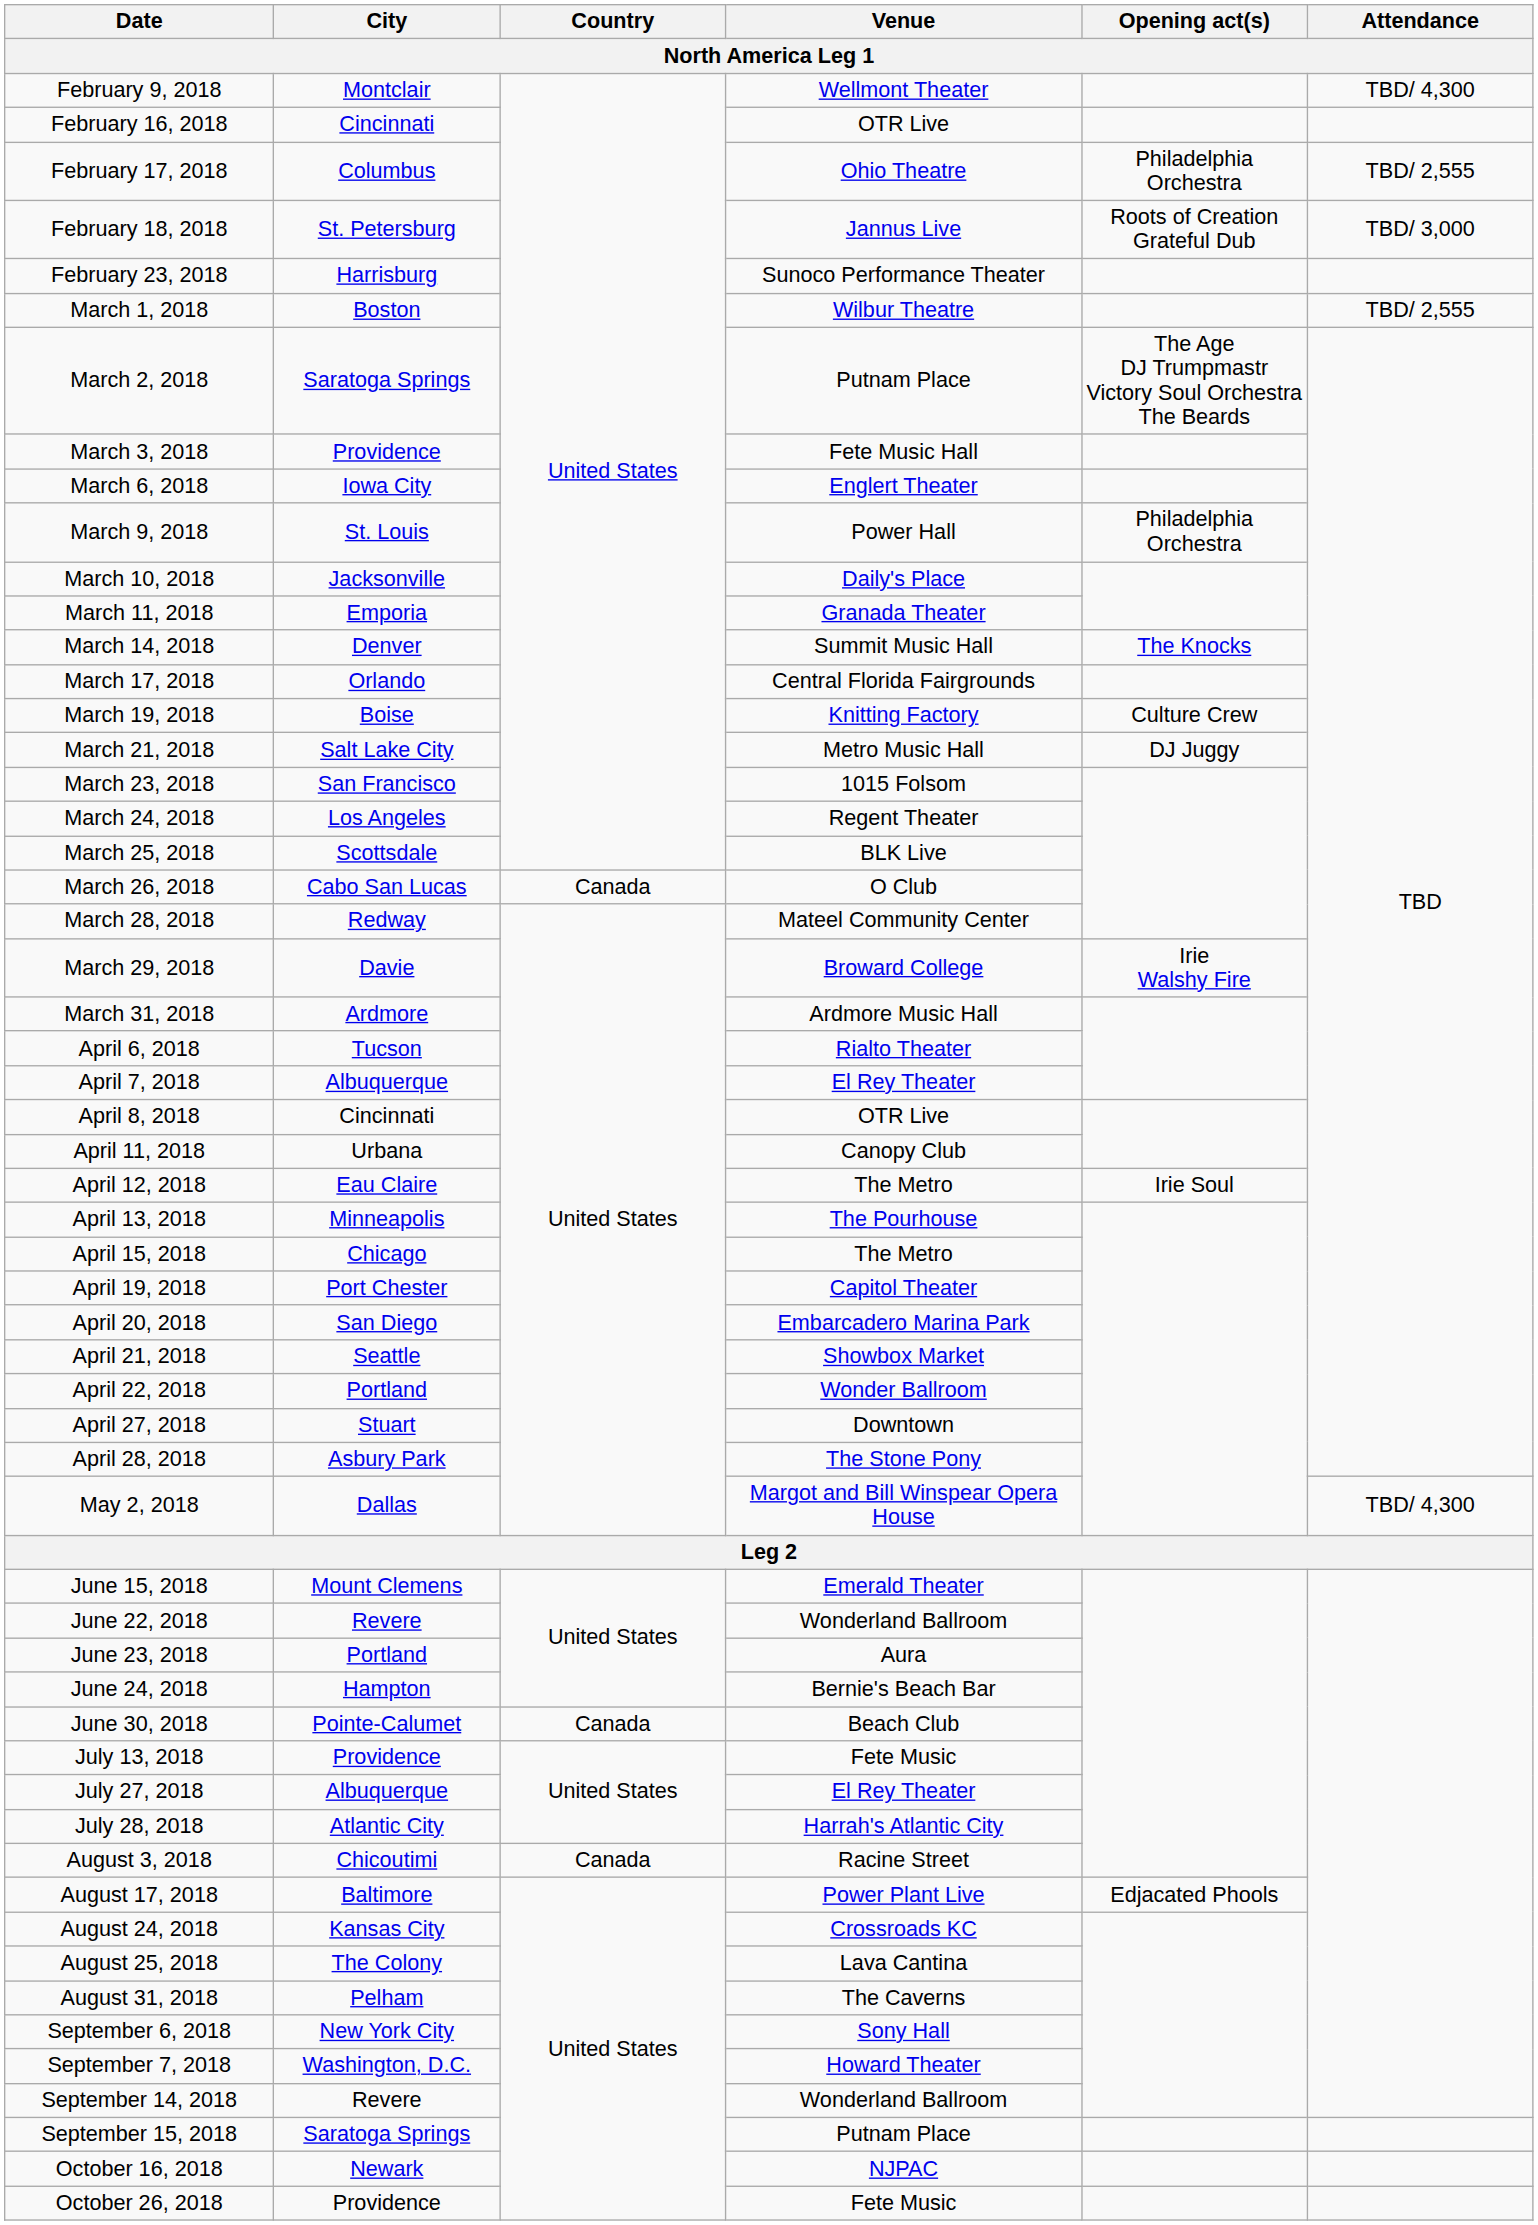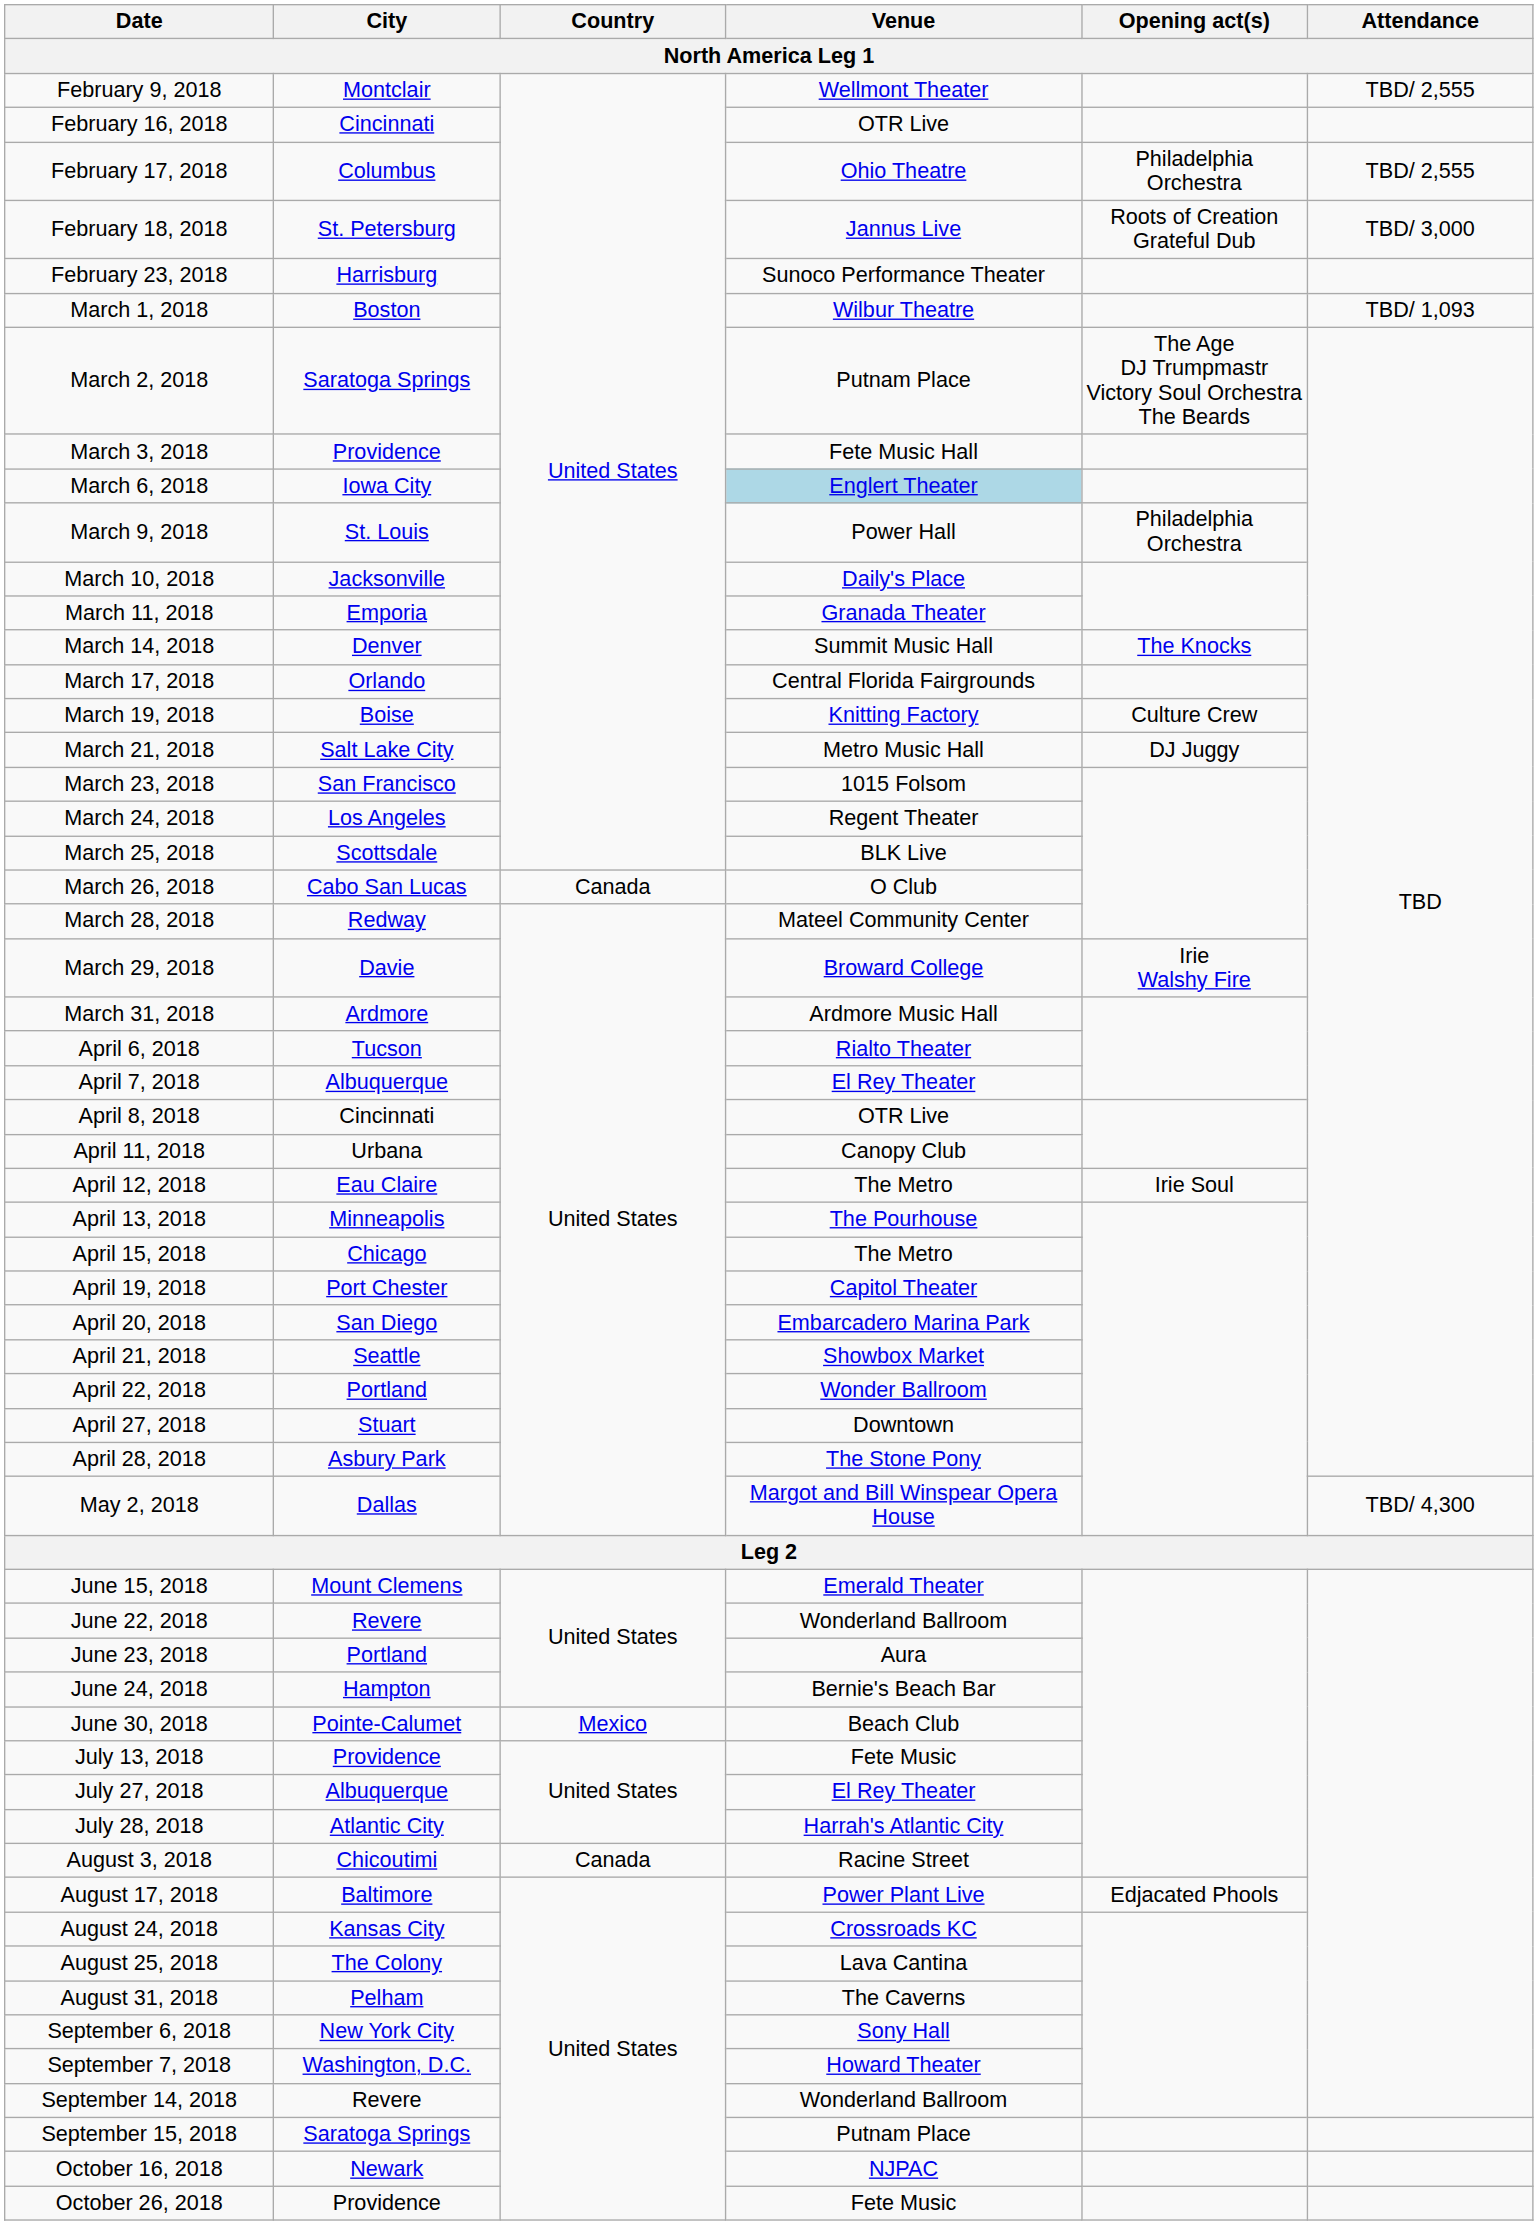(1420, 90) TBD/ 4,300 -> (1420, 90) TBD/ 2,555
(1420, 310) TBD/ 2,555 -> (1420, 310) TBD/ 1,093
(904, 485) no background -> (904, 485) lightblue background
(613, 1723) Canada -> (613, 1723) Mexico
